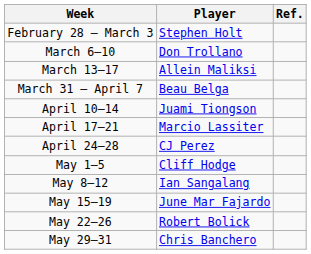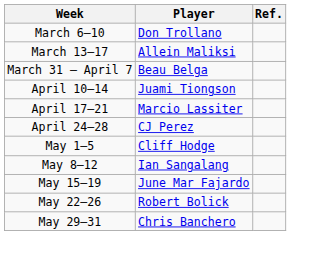- row: (80, 33)
